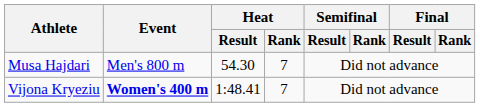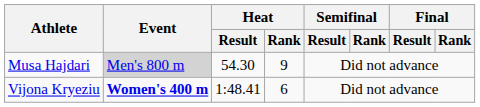(146, 65) no background -> (146, 65) lightgrey background
(284, 65) 7 -> (284, 65) 9
(284, 90) 7 -> (284, 90) 6
